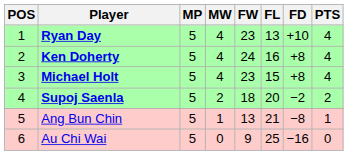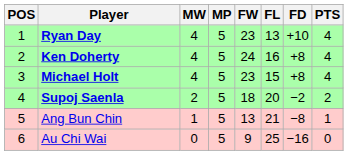columns swapped: (192, 14) <-> (220, 14)
